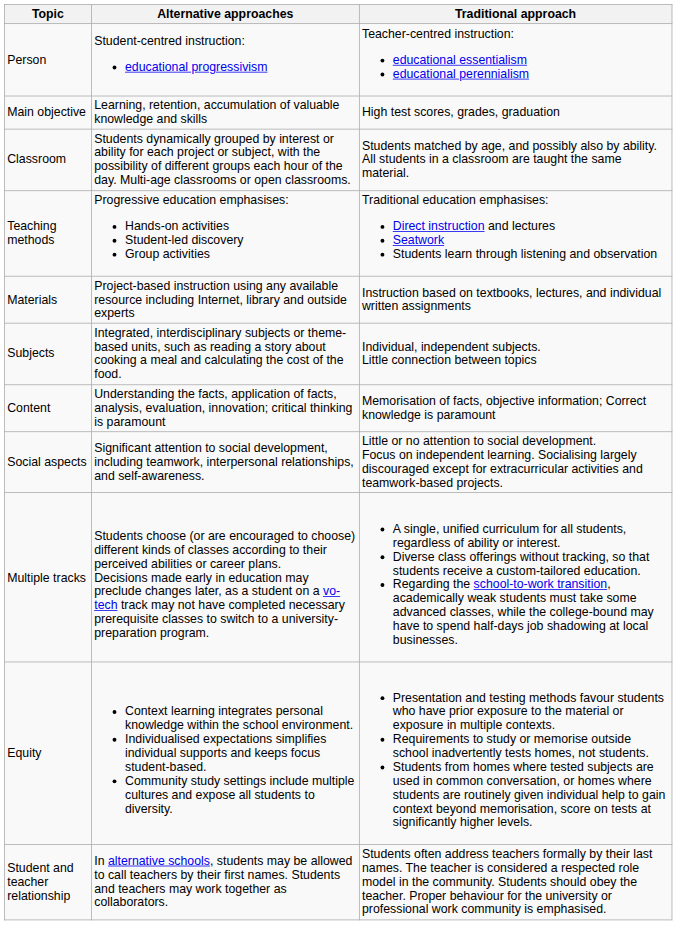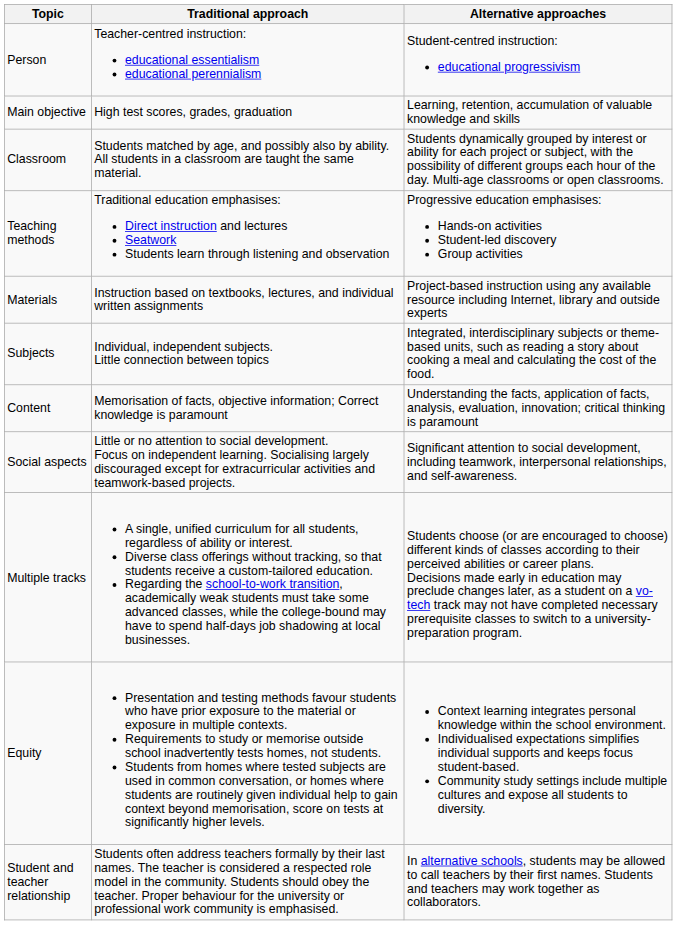columns swapped: (516, 14) <-> (225, 14)
